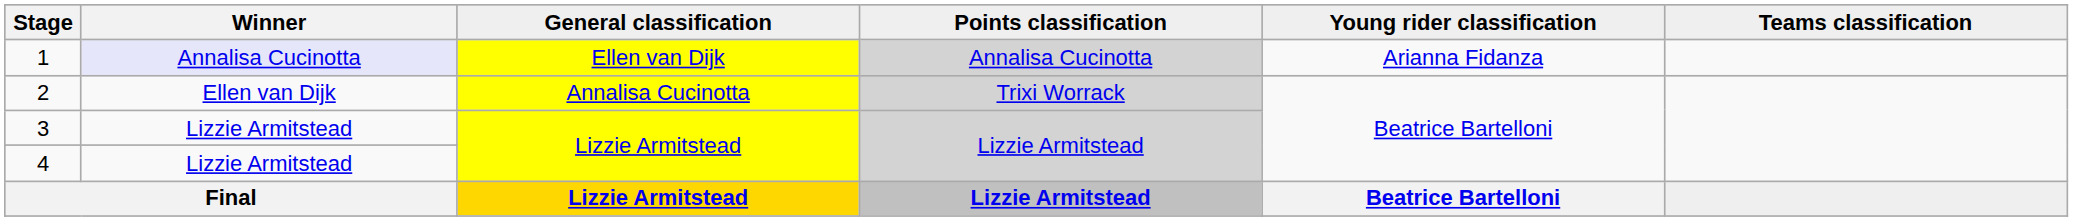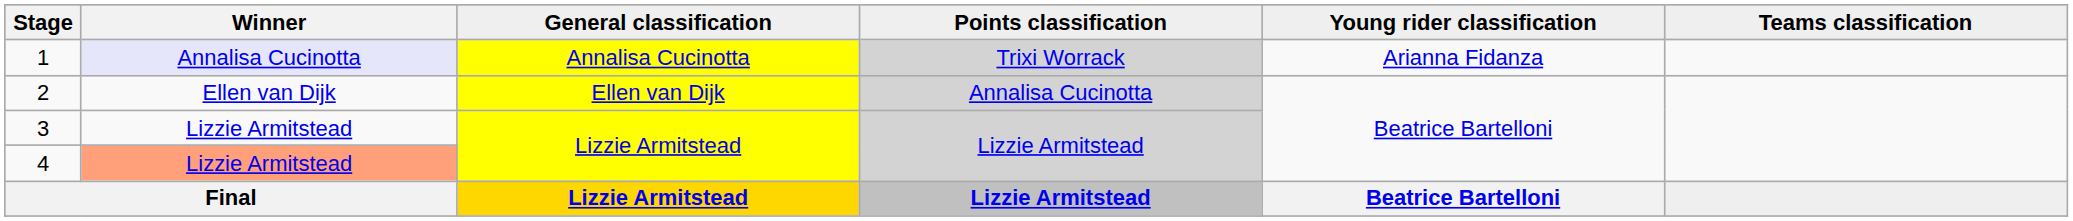(658, 58) Ellen van Dijk -> (658, 58) Annalisa Cucinotta
(1061, 58) Annalisa Cucinotta -> (1061, 58) Trixi Worrack
(658, 93) Annalisa Cucinotta -> (658, 93) Ellen van Dijk
(1061, 93) Trixi Worrack -> (1061, 93) Annalisa Cucinotta
(269, 163) no background -> (269, 163) lightsalmon background
